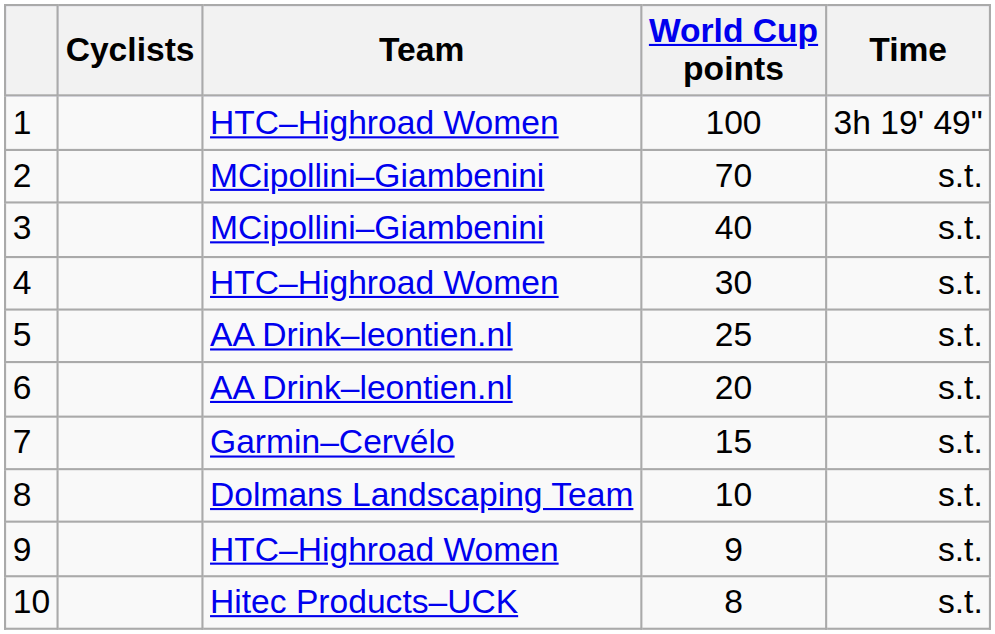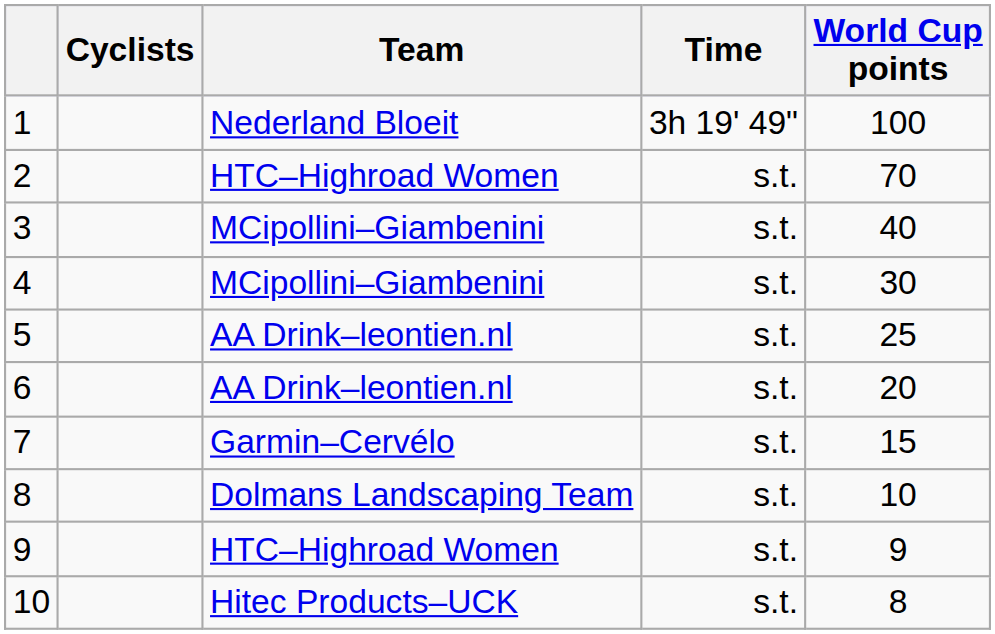columns swapped: (908, 50) <-> (734, 50)
(384, 122) HTC–Highroad Women -> (334, 122) Nederland Bloeit
(377, 175) MCipollini–Giambenini -> (384, 175) HTC–Highroad Women
(384, 282) HTC–Highroad Women -> (377, 282) MCipollini–Giambenini
